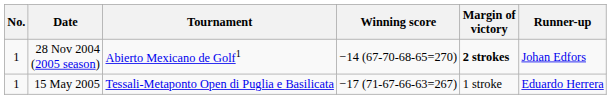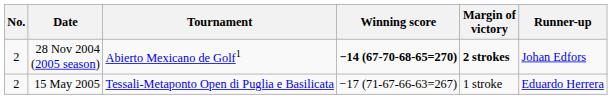(16, 57) 1 -> (16, 57) 2
(398, 57) normal -> (398, 57) bold
(16, 84) 1 -> (16, 84) 2
